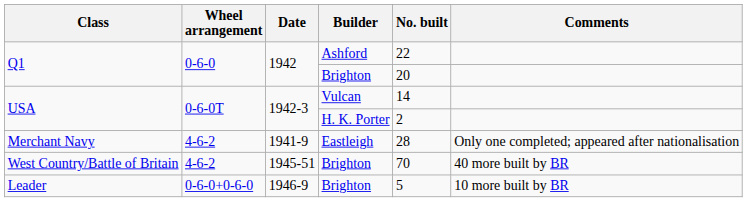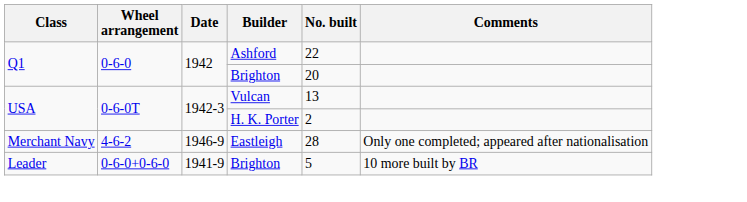(403, 97) 14 -> (312, 97) 13
(288, 141) 1941-9 -> (204, 141) 1946-9
- row: (93, 163)
(288, 185) 1946-9 -> (204, 163) 1941-9
